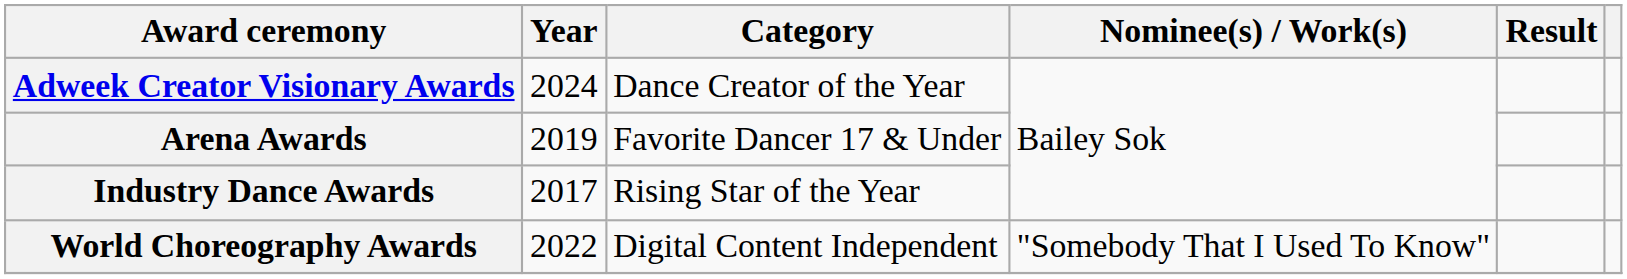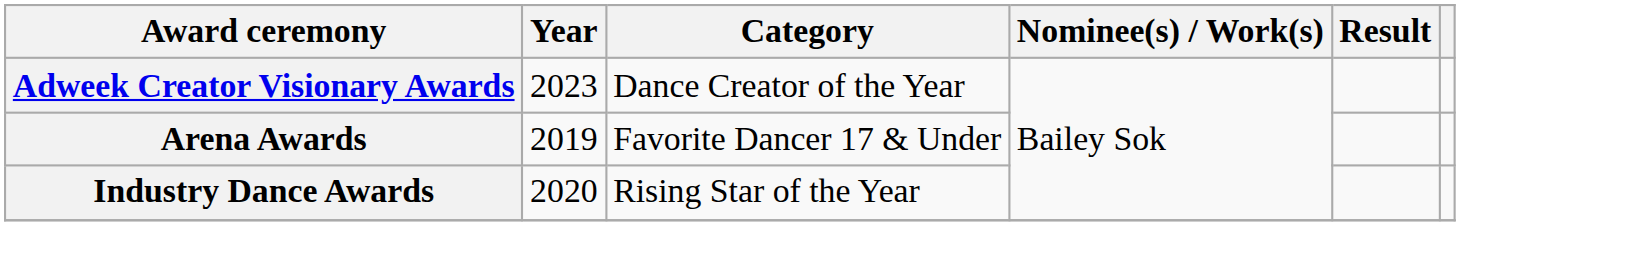(564, 84) 2024 -> (564, 84) 2023
(564, 191) 2017 -> (564, 191) 2020
- row: (264, 245)
